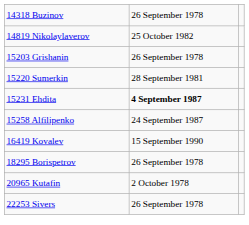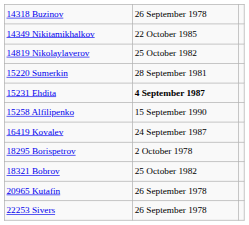+ row: (51, 34)
- row: (37, 57)
(167, 120) 24 September 1987 -> (171, 112) 15 September 1990
(167, 141) 15 September 1990 -> (171, 132) 24 September 1987
(167, 162) 26 September 1978 -> (163, 151) 2 October 1978
+ row: (33, 171)
(160, 183) 2 October 1978 -> (171, 190) 26 September 1978
